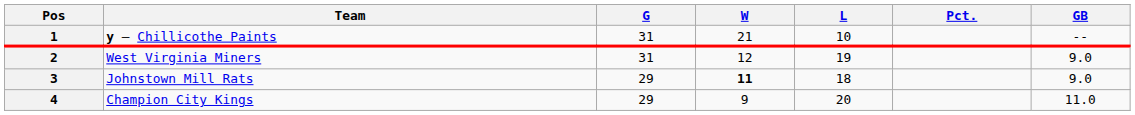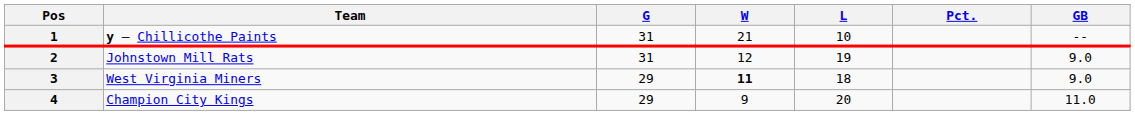(184, 58) West Virginia Miners -> (180, 58) Johnstown Mill Rats
(180, 79) Johnstown Mill Rats -> (184, 79) West Virginia Miners
